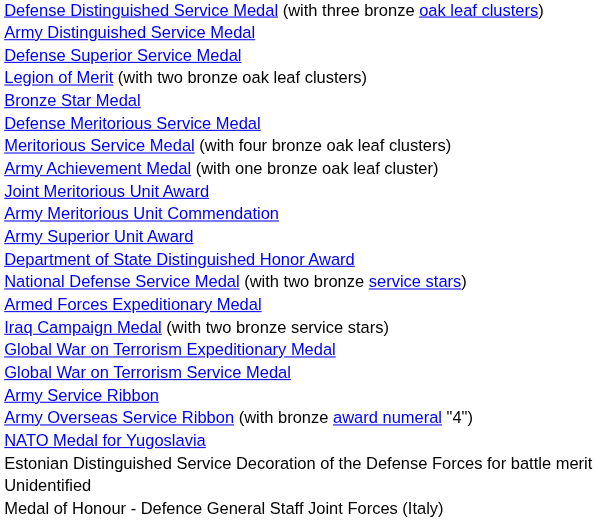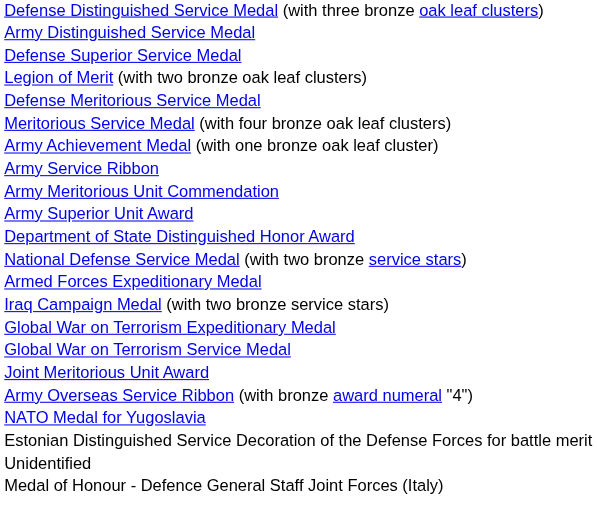- row: (72, 100)
rows swapped: (107, 191) <-> (82, 395)
